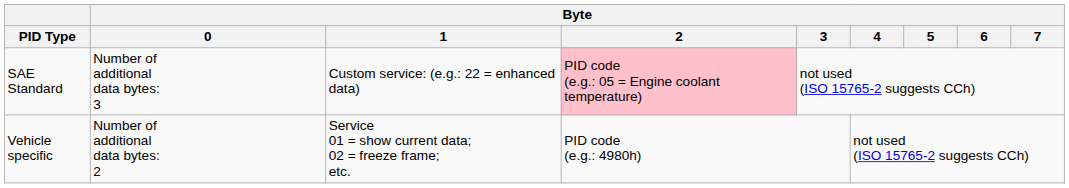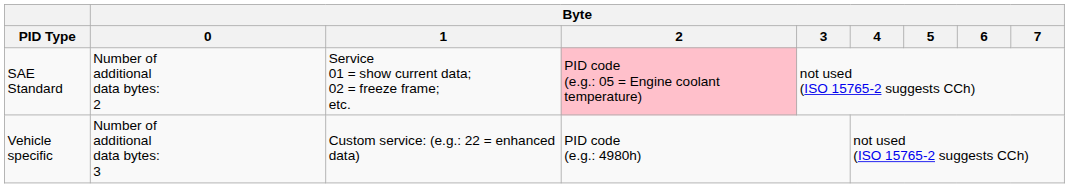(126, 81) Number of additional data bytes: 3 -> (126, 81) Number of additional data bytes: 2
(442, 81) Custom service: (e.g.: 22 = enhanced data) -> (400, 81) Service 01 = show current data; 02 = freeze frame; etc.
(126, 148) Number of additional data bytes: 2 -> (126, 148) Number of additional data bytes: 3
(400, 148) Service 01 = show current data; 02 = freeze frame; etc. -> (442, 148) Custom service: (e.g.: 22 = enhanced data)
